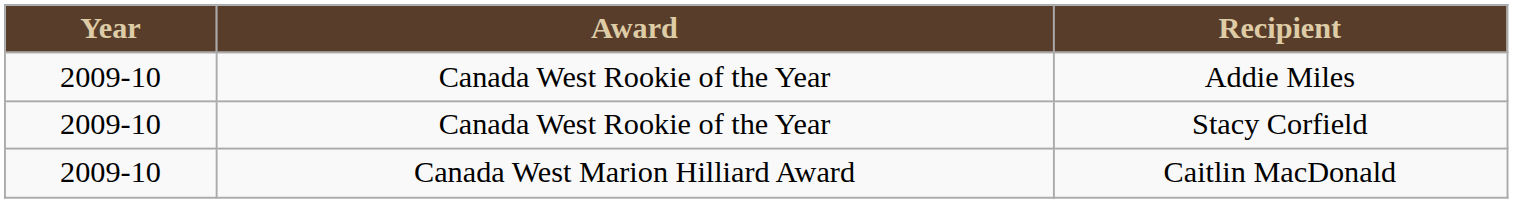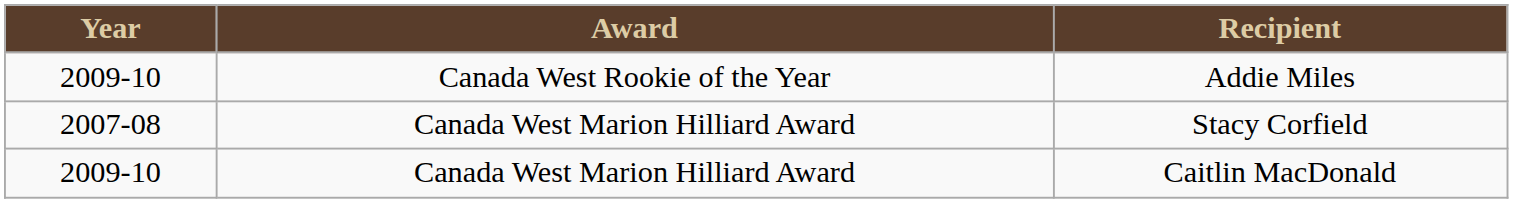(110, 124) 2009-10 -> (110, 124) 2007-08
(635, 124) Canada West Rookie of the Year -> (635, 124) Canada West Marion Hilliard Award
